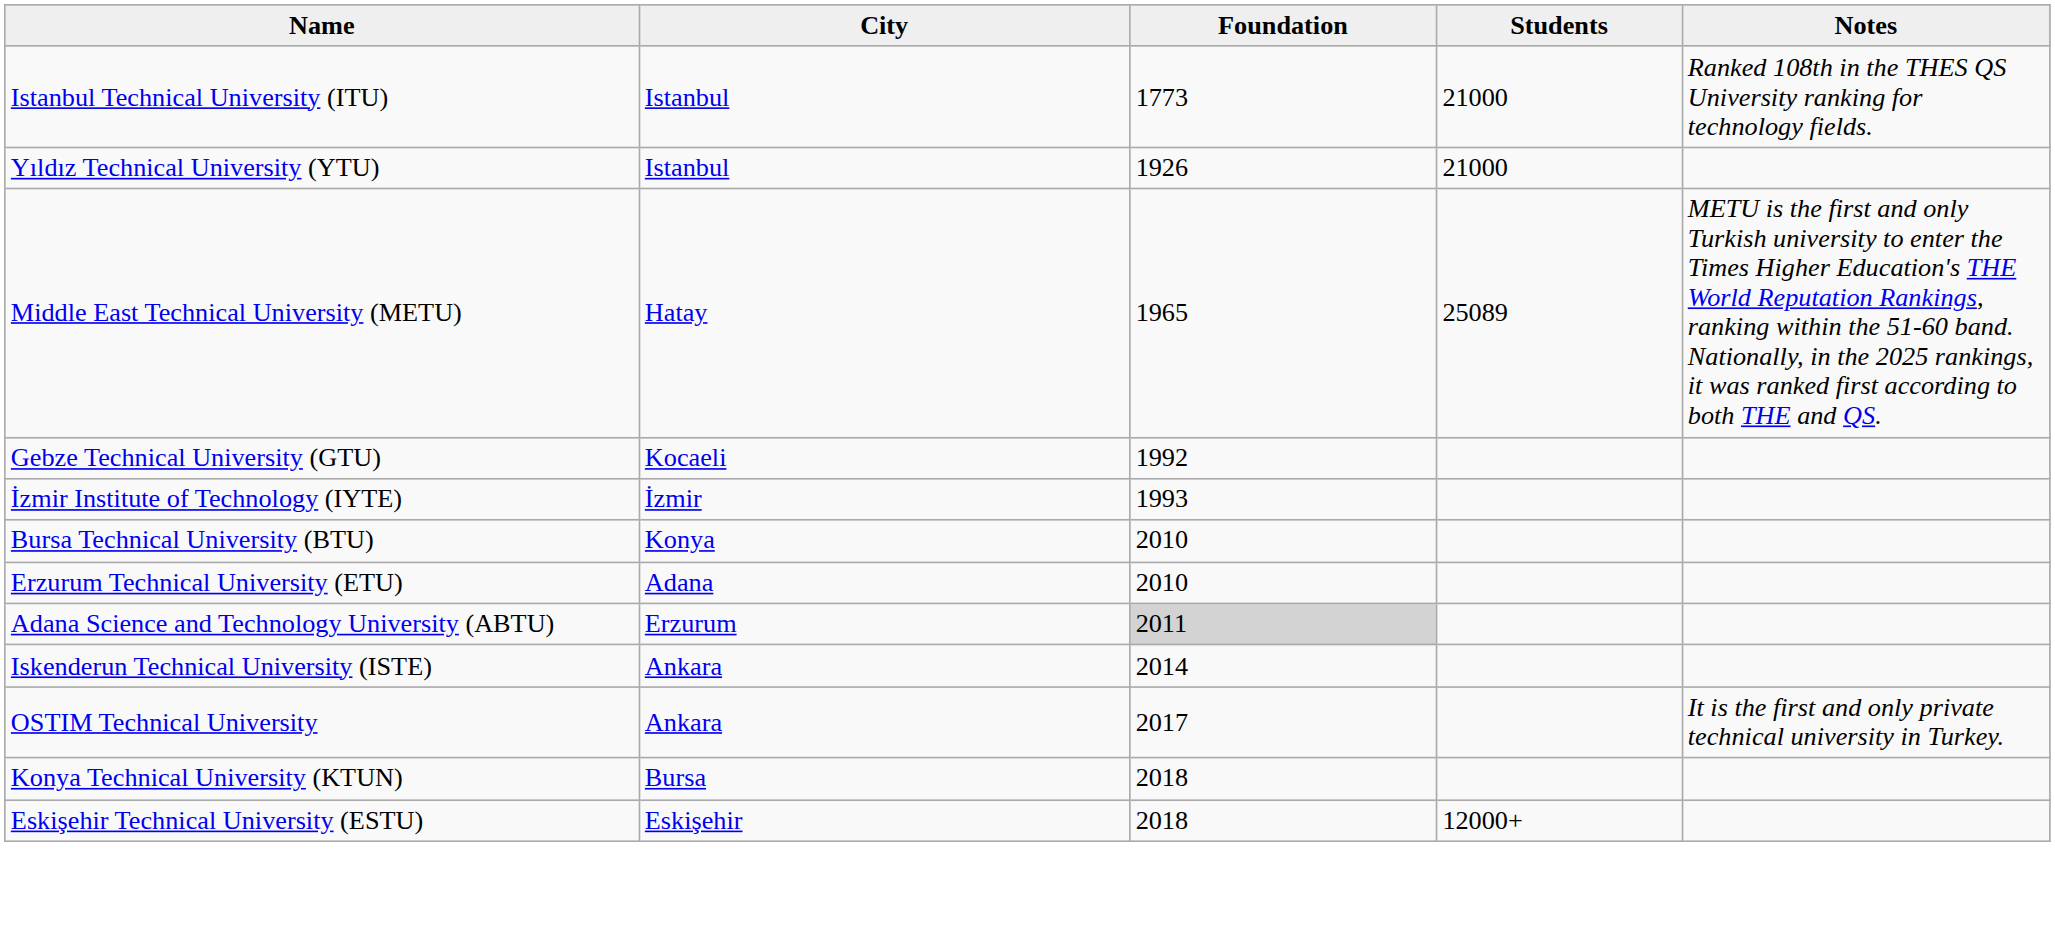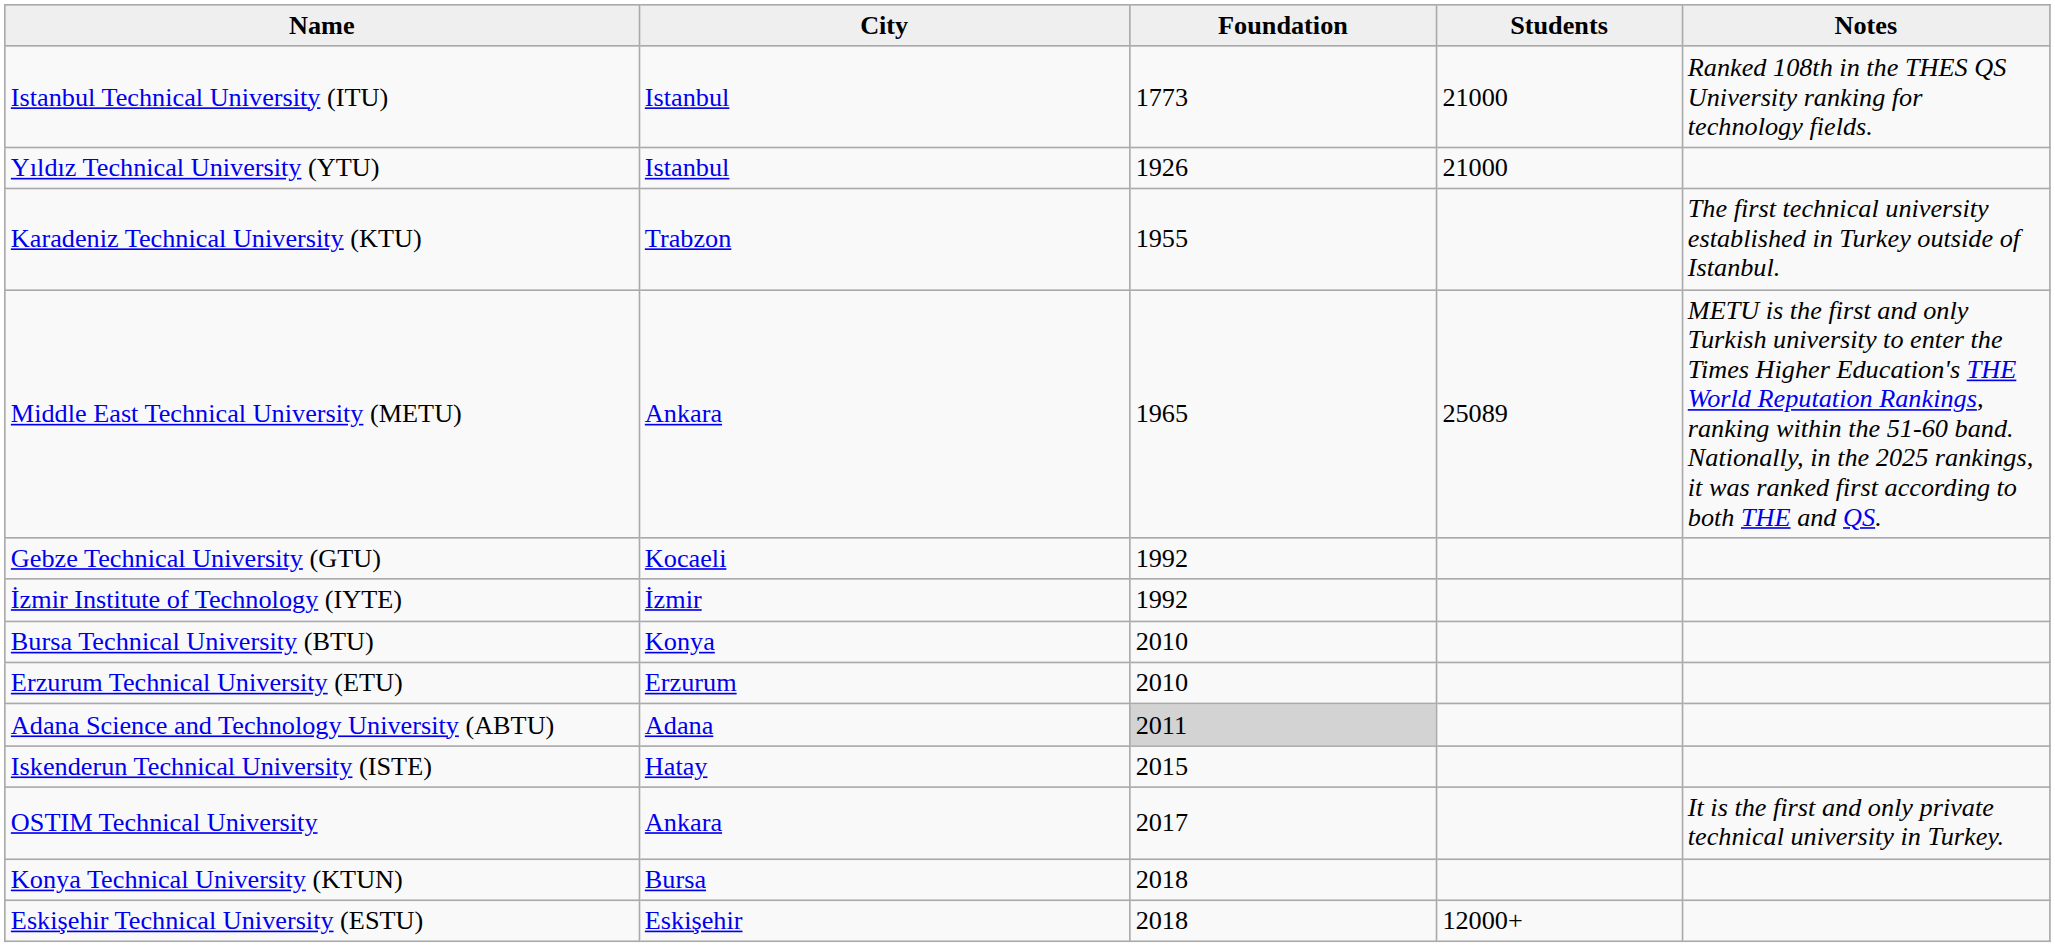+ row: (216, 238)
(676, 312) Hatay -> (683, 413) Ankara
(1162, 499) 1993 -> (1162, 599) 1992
(679, 582) Adana -> (691, 682) Erzurum
(691, 623) Erzurum -> (679, 724) Adana
(683, 665) Ankara -> (676, 766) Hatay
(1162, 665) 2014 -> (1162, 766) 2015
